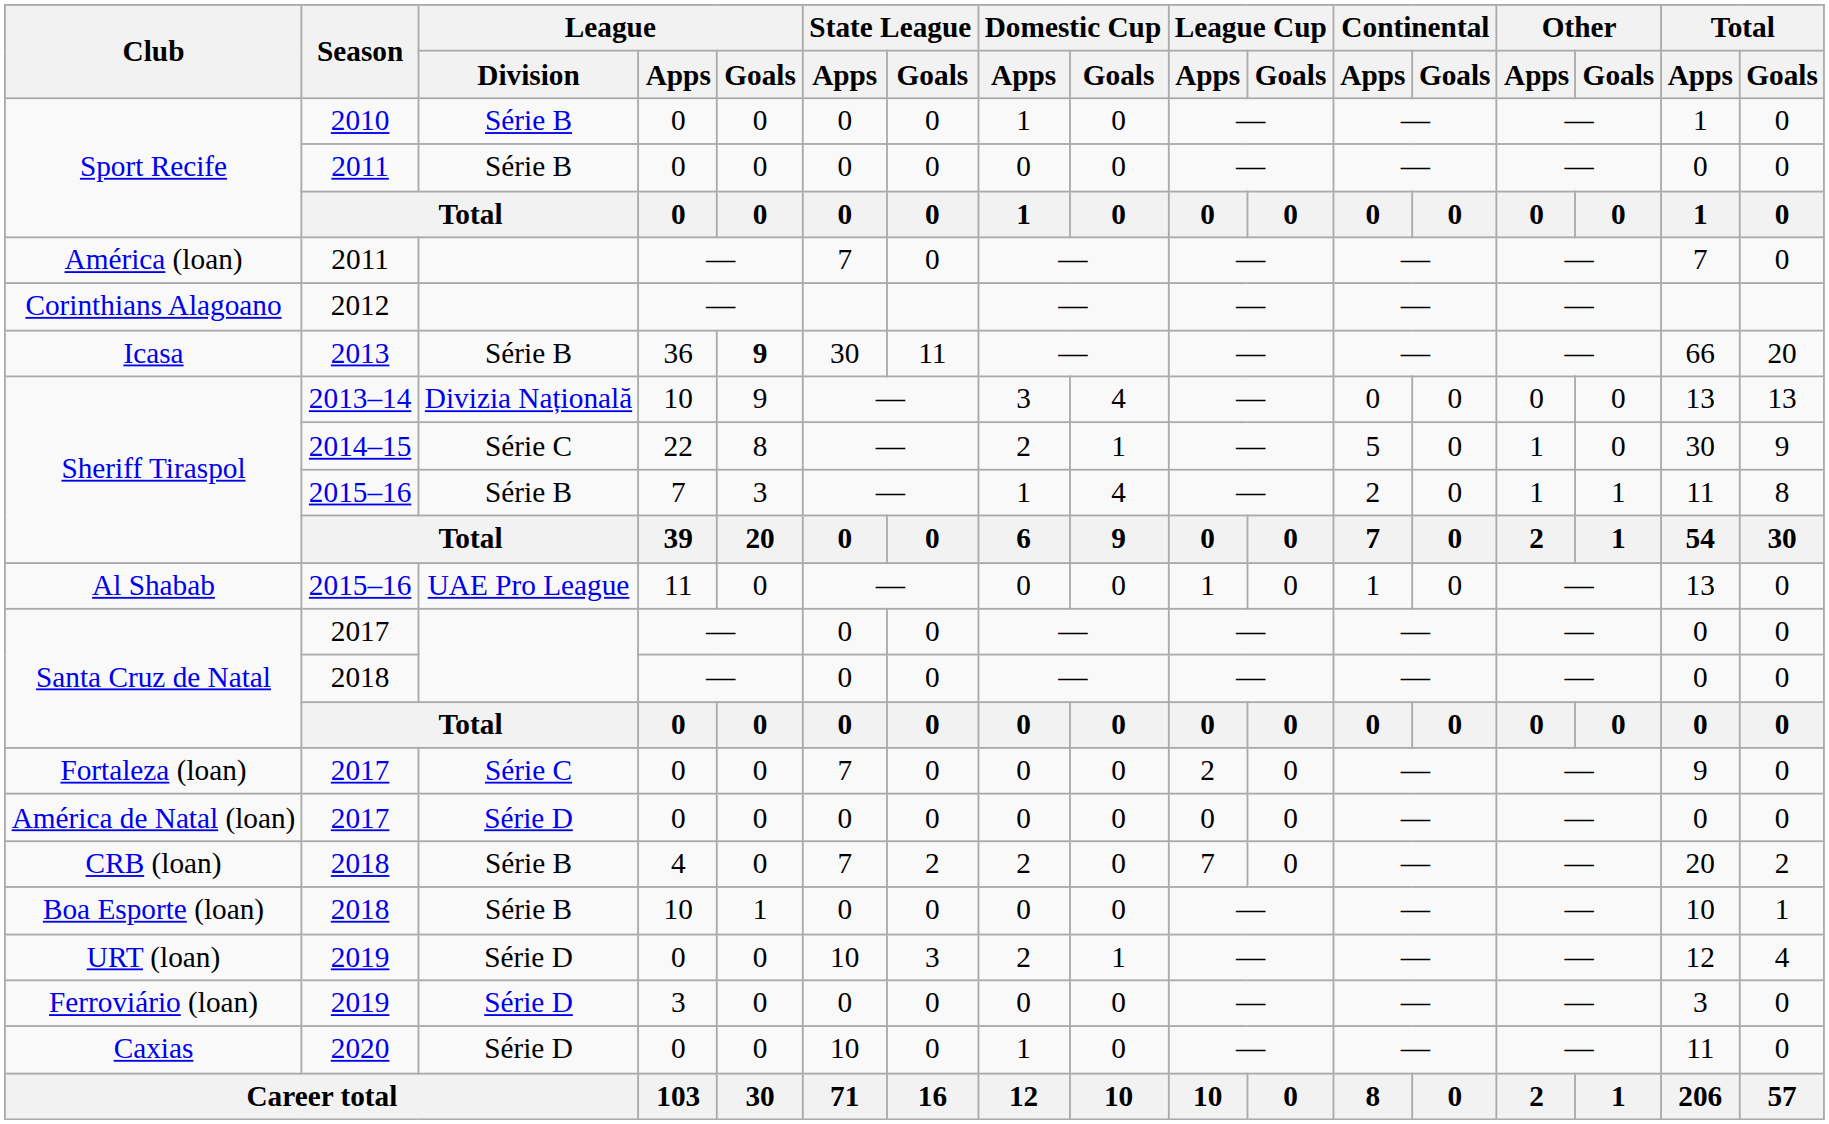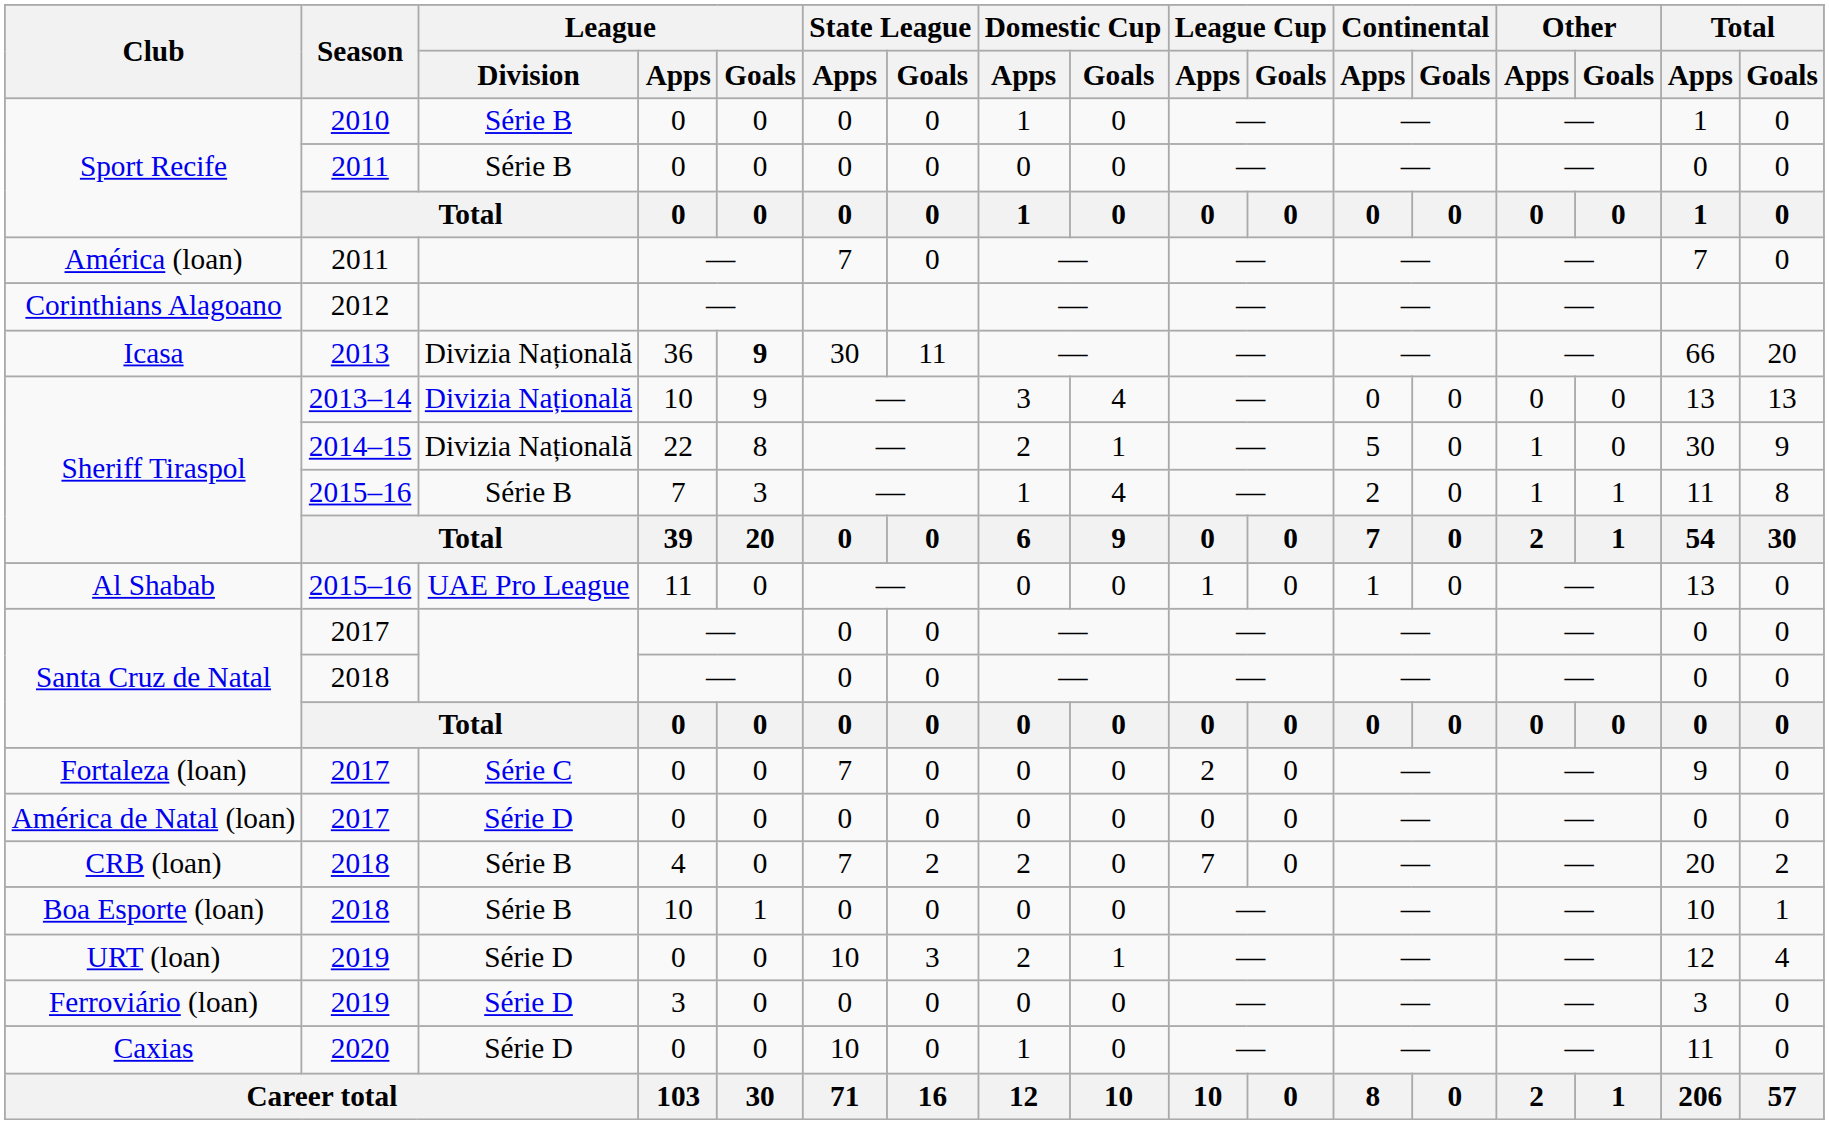(529, 352) Série B -> (529, 352) Divizia Națională
(529, 445) Série C -> (529, 445) Divizia Națională
